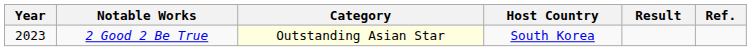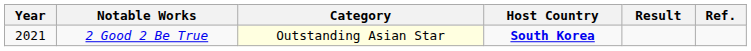(30, 36) 2023 -> (30, 36) 2021
(553, 36) normal -> (553, 36) bold
